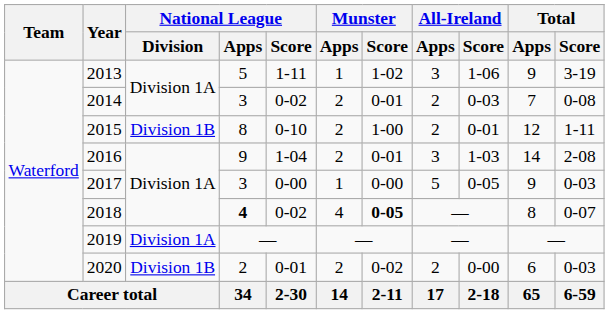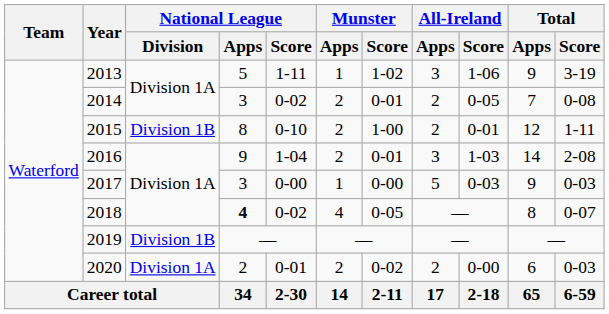(483, 101) 0-03 -> (483, 101) 0-05
(483, 184) 0-05 -> (483, 184) 0-03
(387, 211) bold -> (387, 211) normal
(173, 239) Division 1A -> (173, 239) Division 1B
(173, 267) Division 1B -> (173, 267) Division 1A
